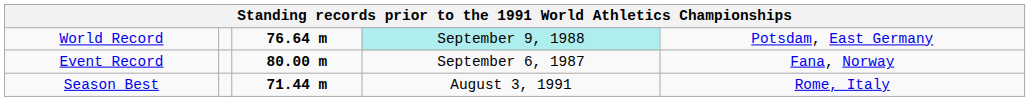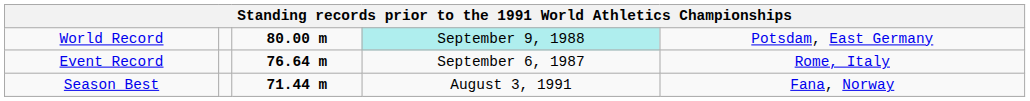(297, 39) 76.64 m -> (297, 39) 80.00 m
(297, 62) 80.00 m -> (297, 62) 76.64 m
(842, 62) Fana, Norway -> (842, 62) Rome, Italy
(842, 85) Rome, Italy -> (842, 85) Fana, Norway
